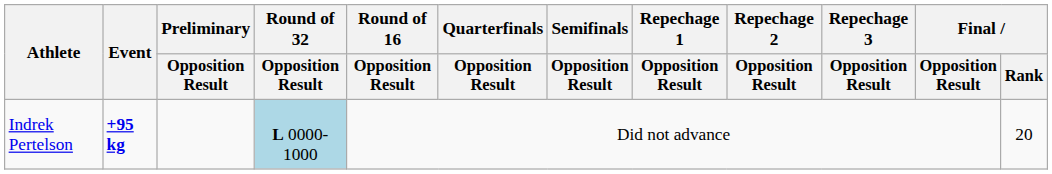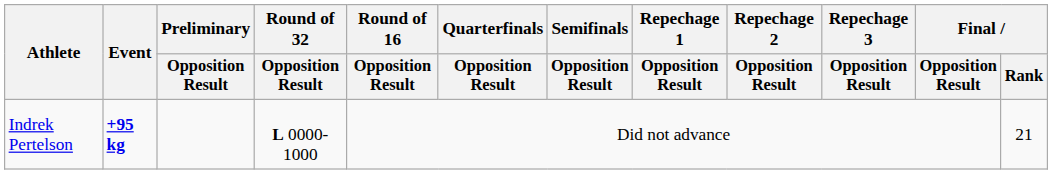(300, 144) lightblue background -> (300, 144) no background
(1024, 134) 20 -> (1024, 134) 21
